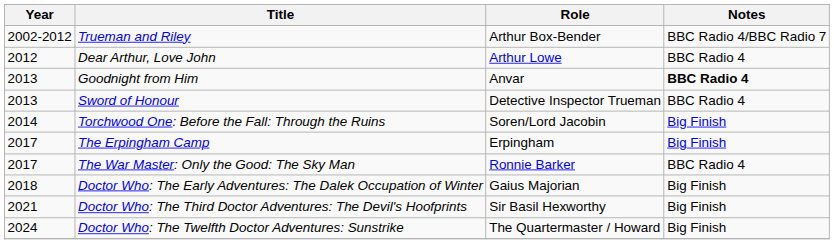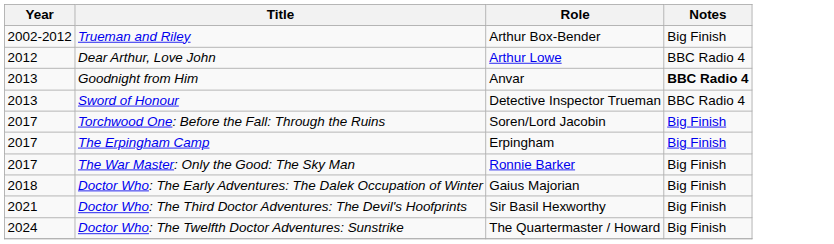(747, 36) BBC Radio 4/BBC Radio 7 -> (697, 36) Big Finish
(22, 121) 2014 -> (22, 121) 2017
(706, 164) BBC Radio 4 -> (697, 164) Big Finish
